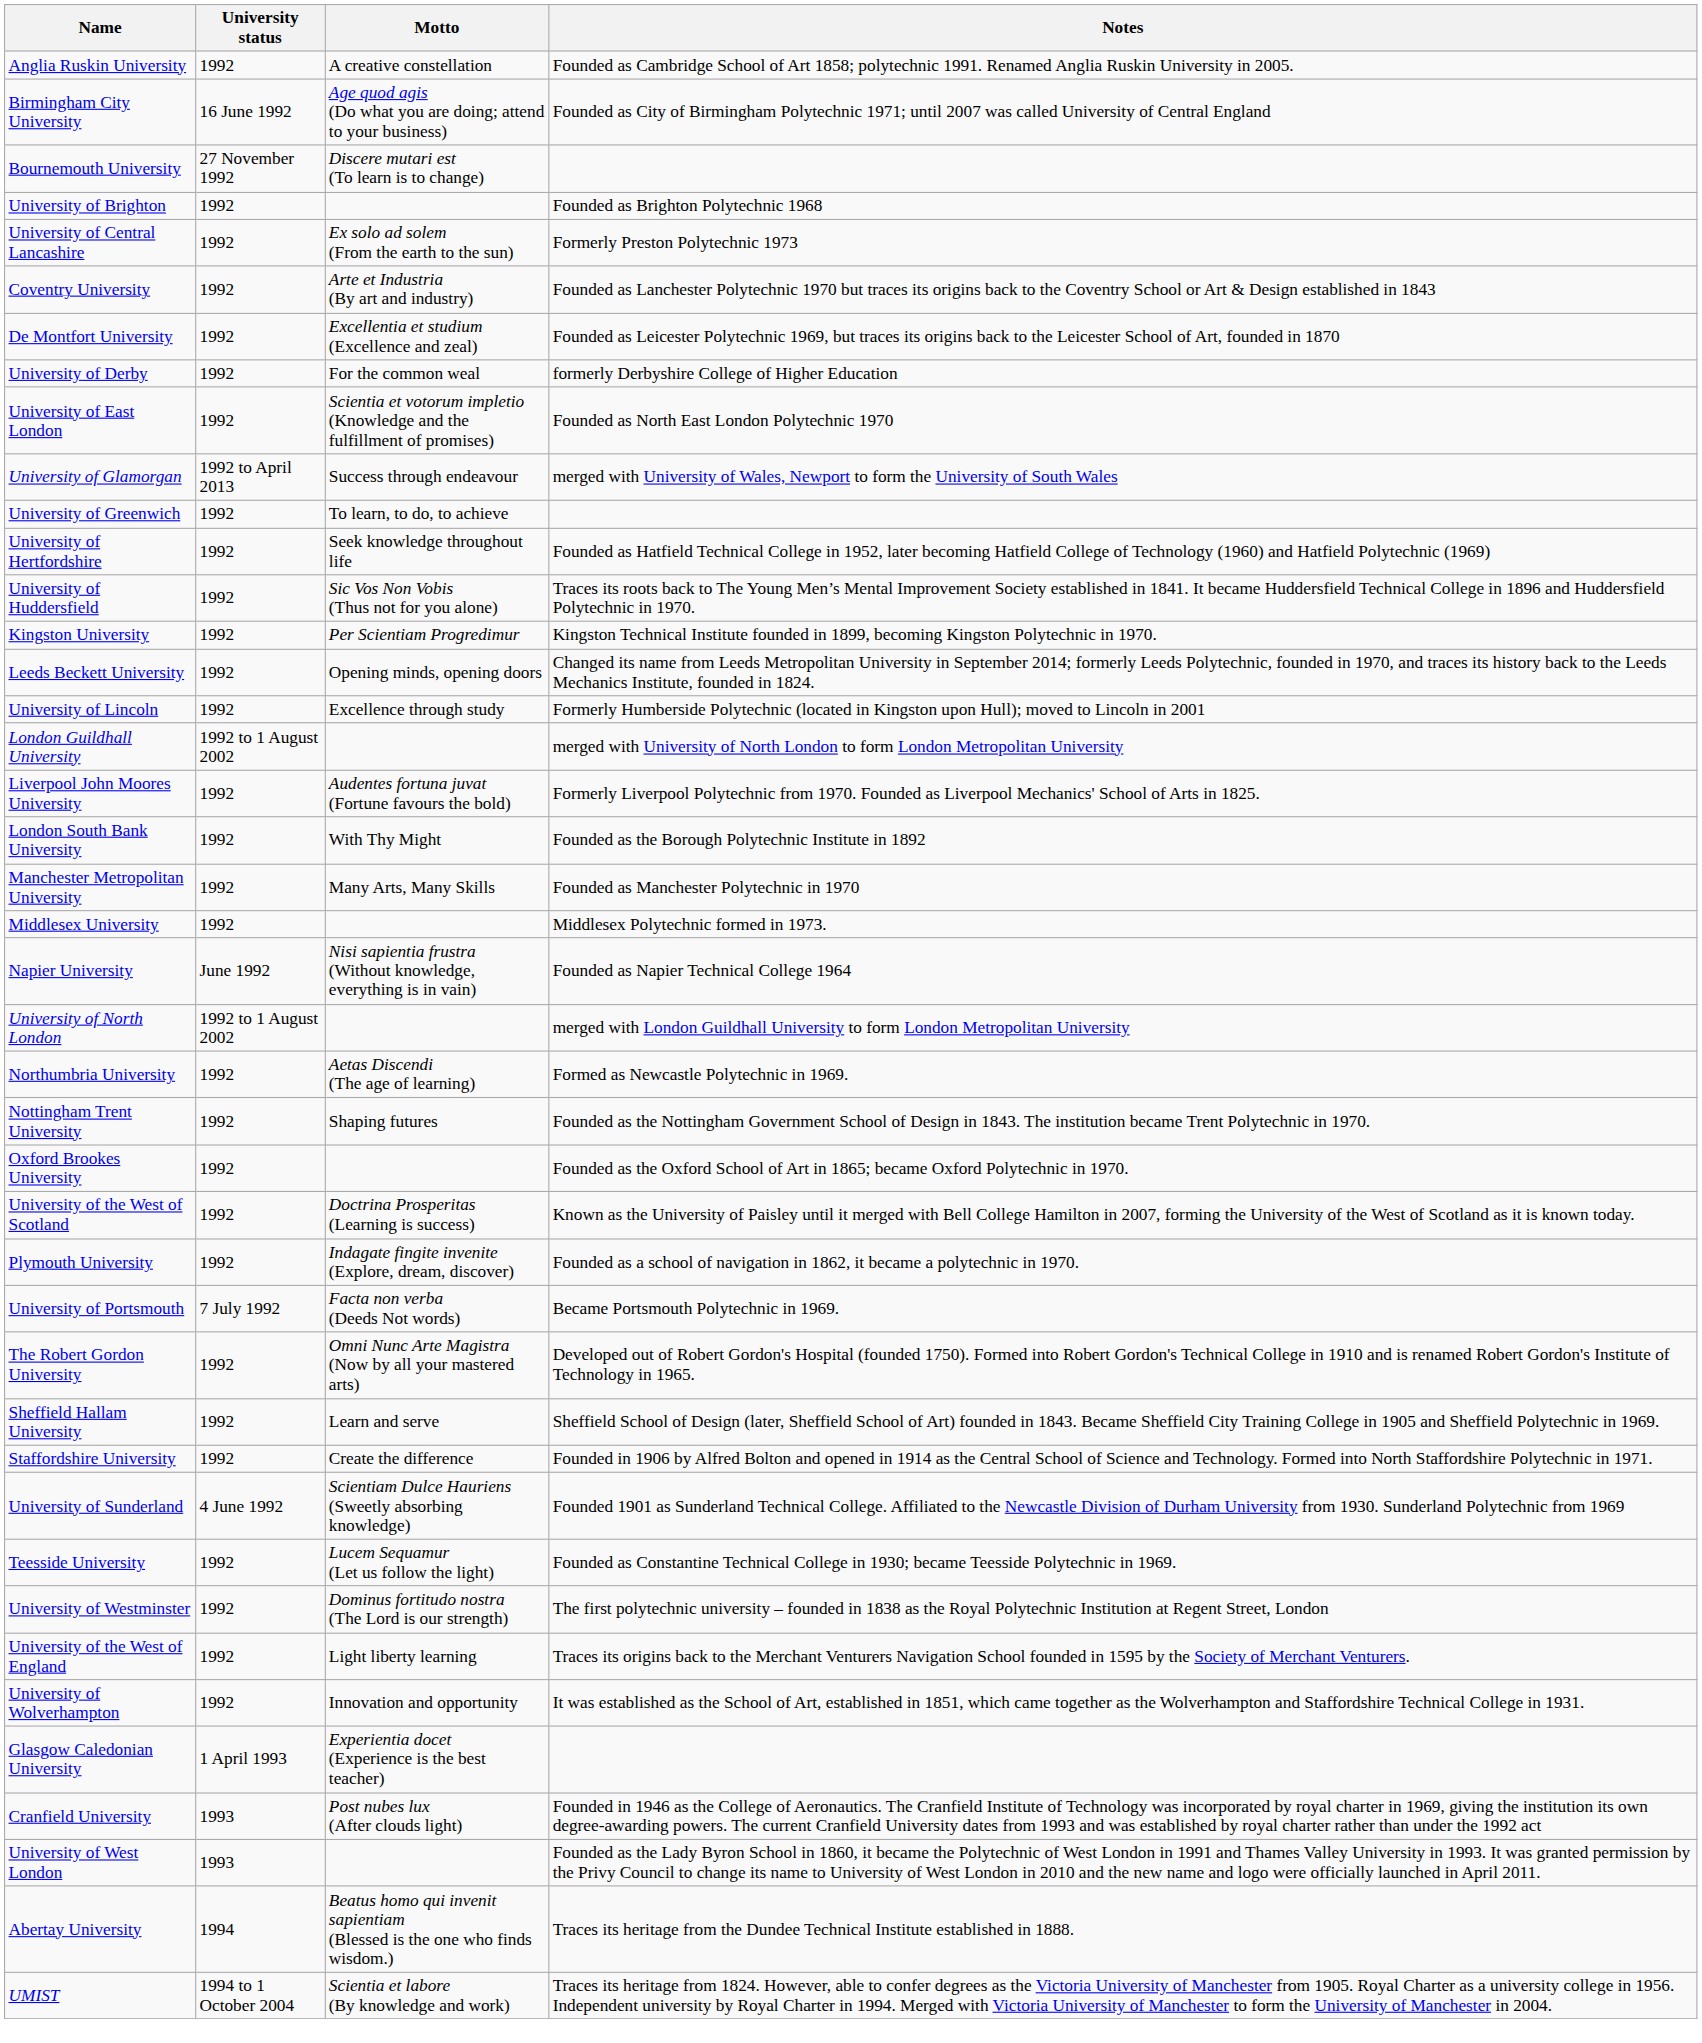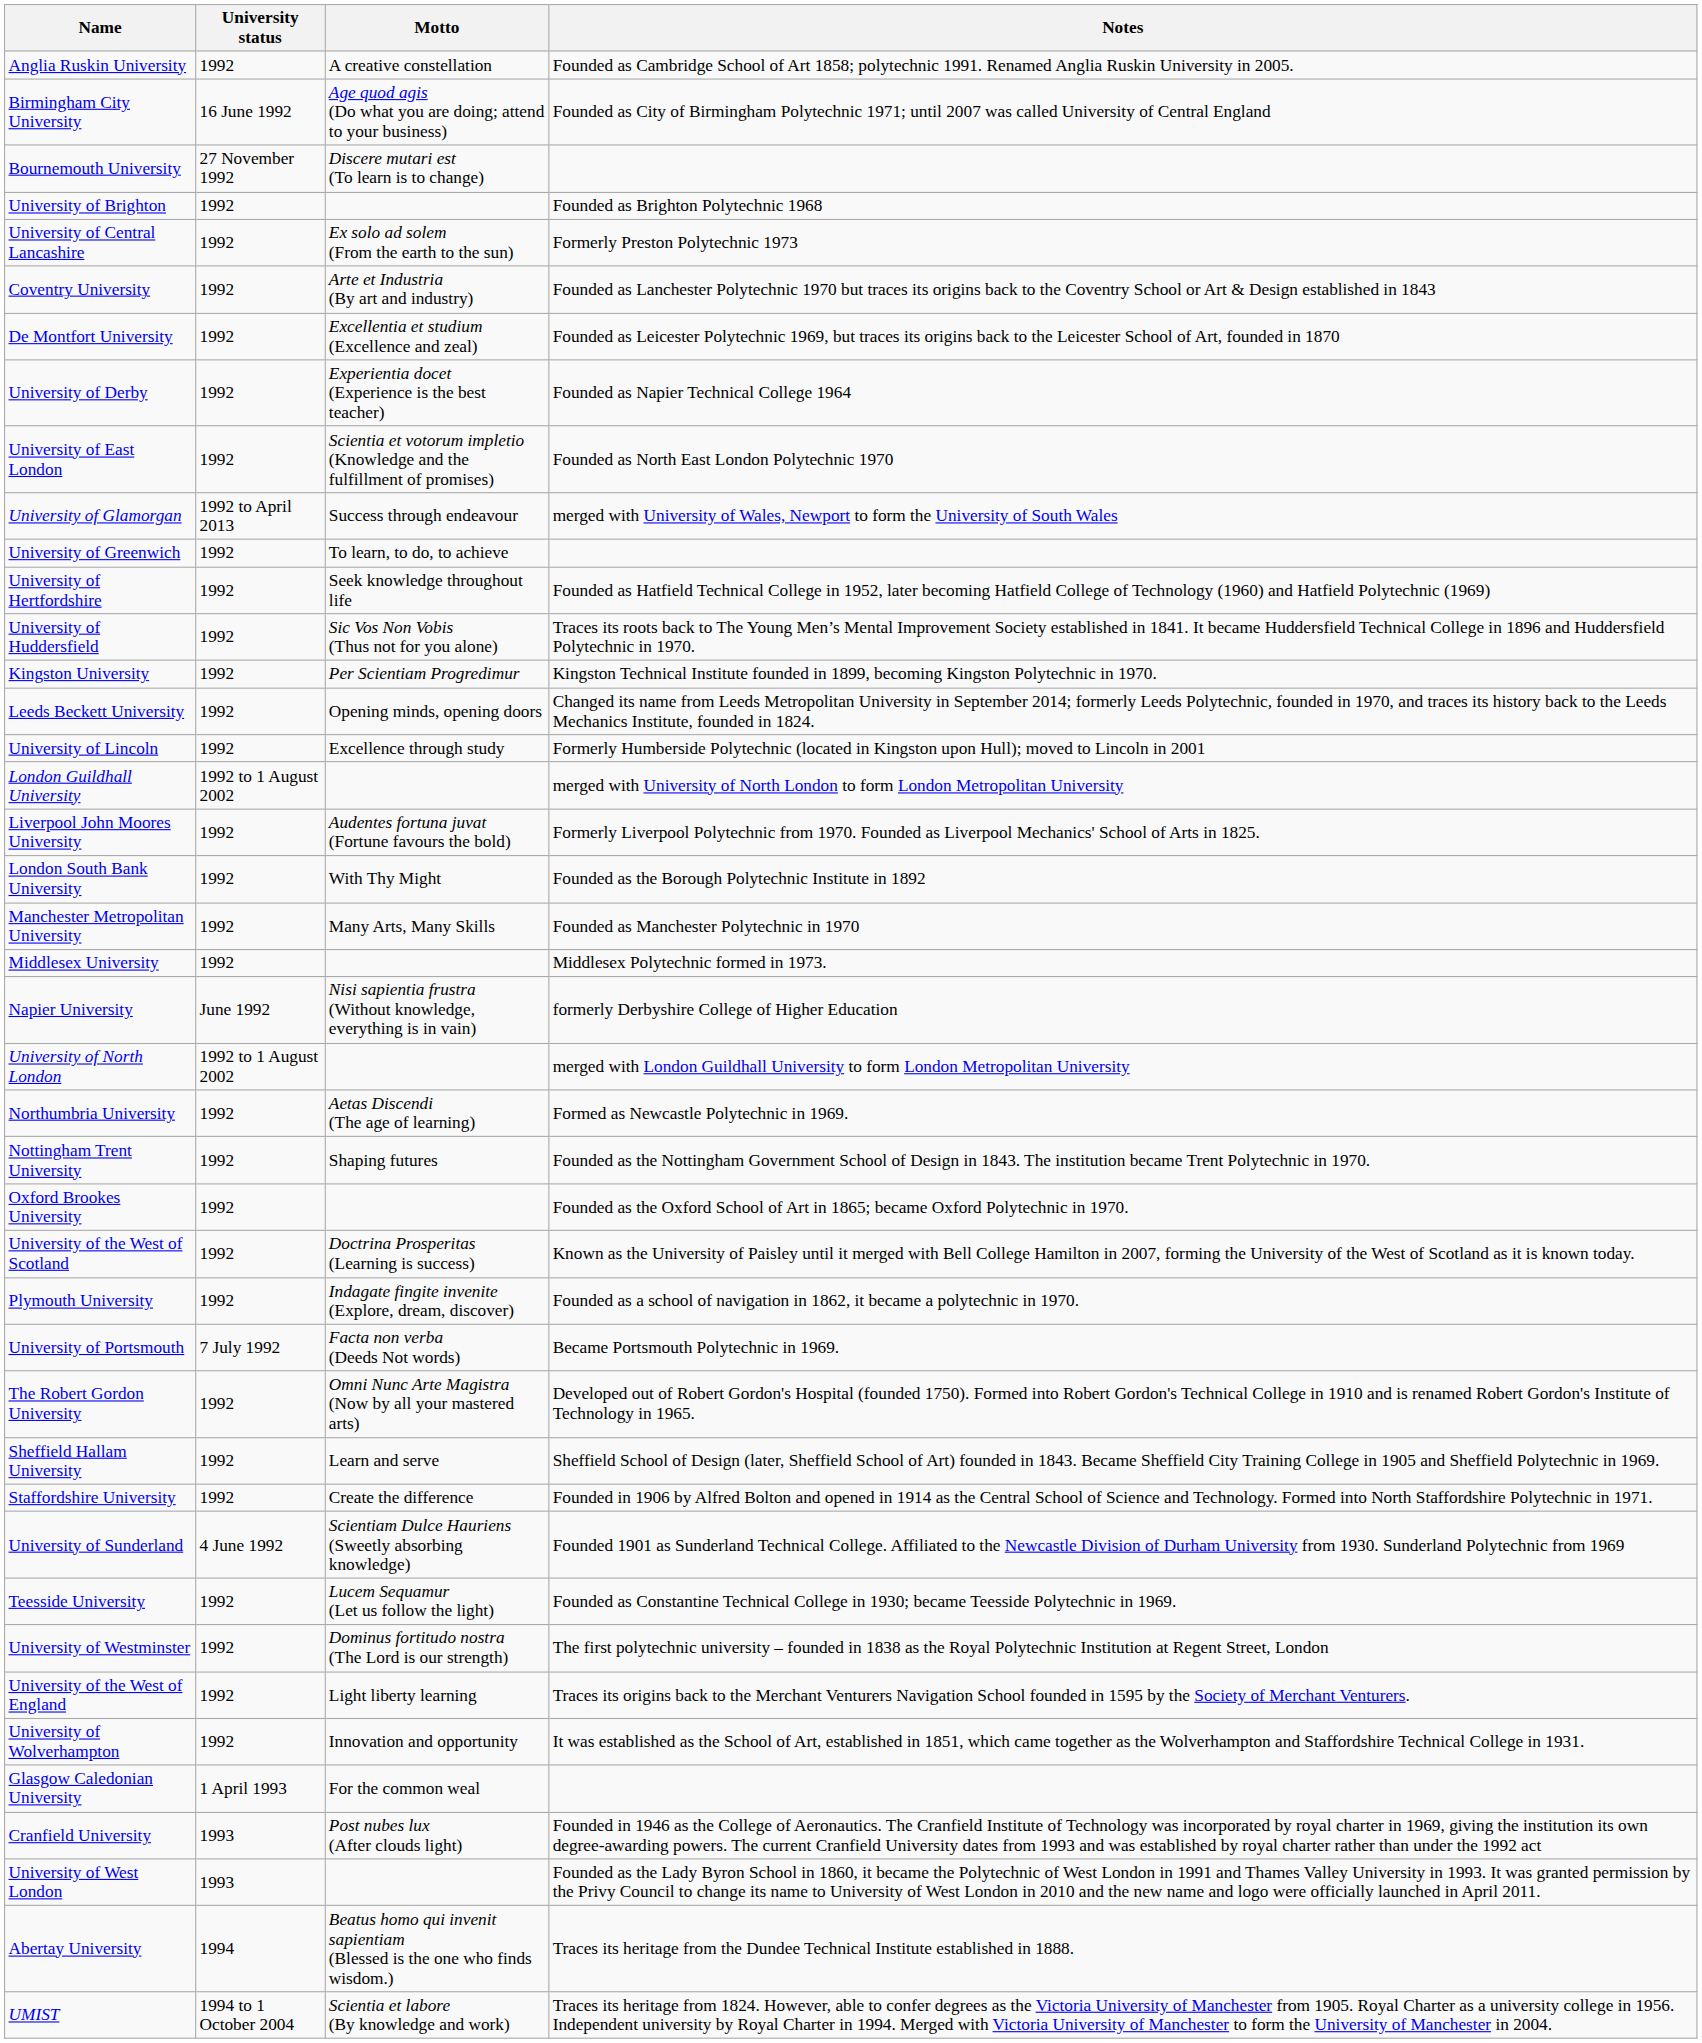(404, 373) For the common weal -> (407, 392) Experientia docet (Experience is the best teacher)
(725, 373) formerly Derbyshire College of Higher Education -> (702, 392) Founded as Napier Technical College 1964
(702, 971) Founded as Napier Technical College 1964 -> (725, 1009) formerly Derbyshire College of Higher Education
(407, 1759) Experientia docet (Experience is the best teacher) -> (404, 1788) For the common weal
